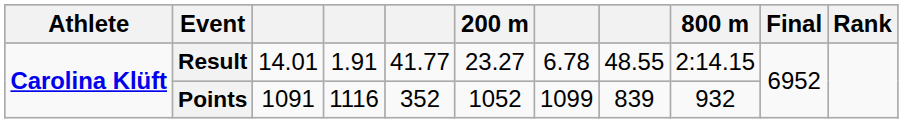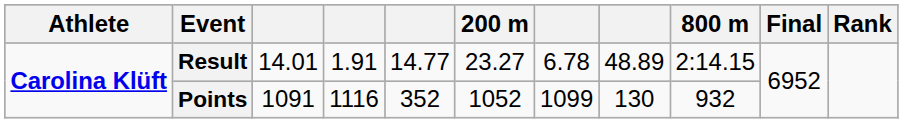(420, 62) 41.77 -> (420, 62) 14.77
(634, 62) 48.55 -> (634, 62) 48.89
(634, 100) 839 -> (634, 100) 130
